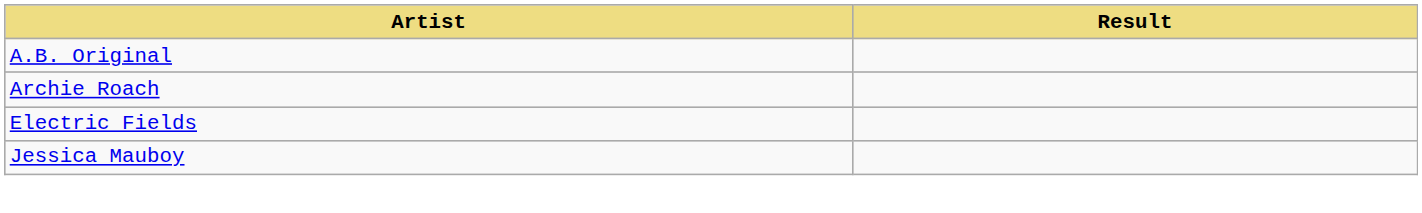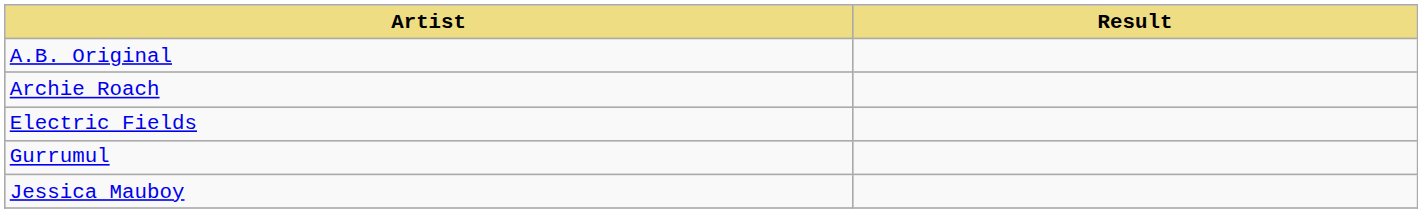+ row: (60, 157)
